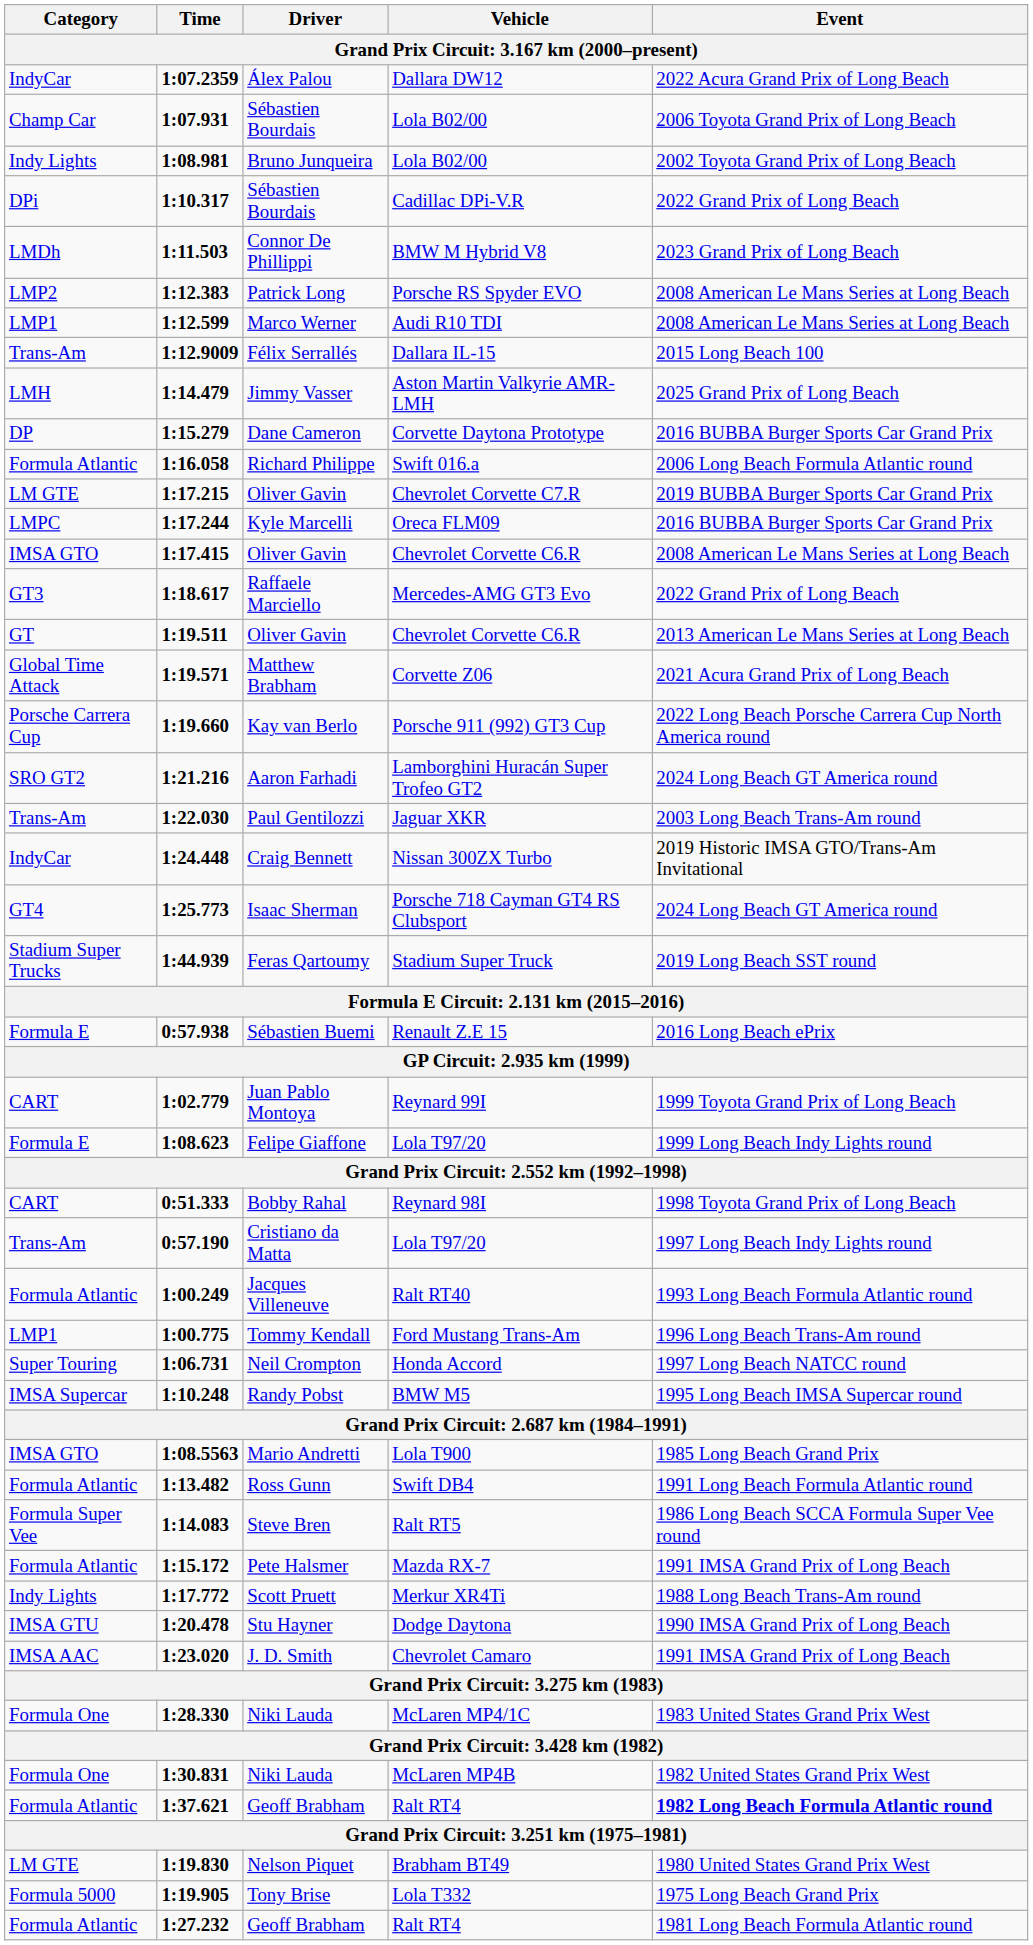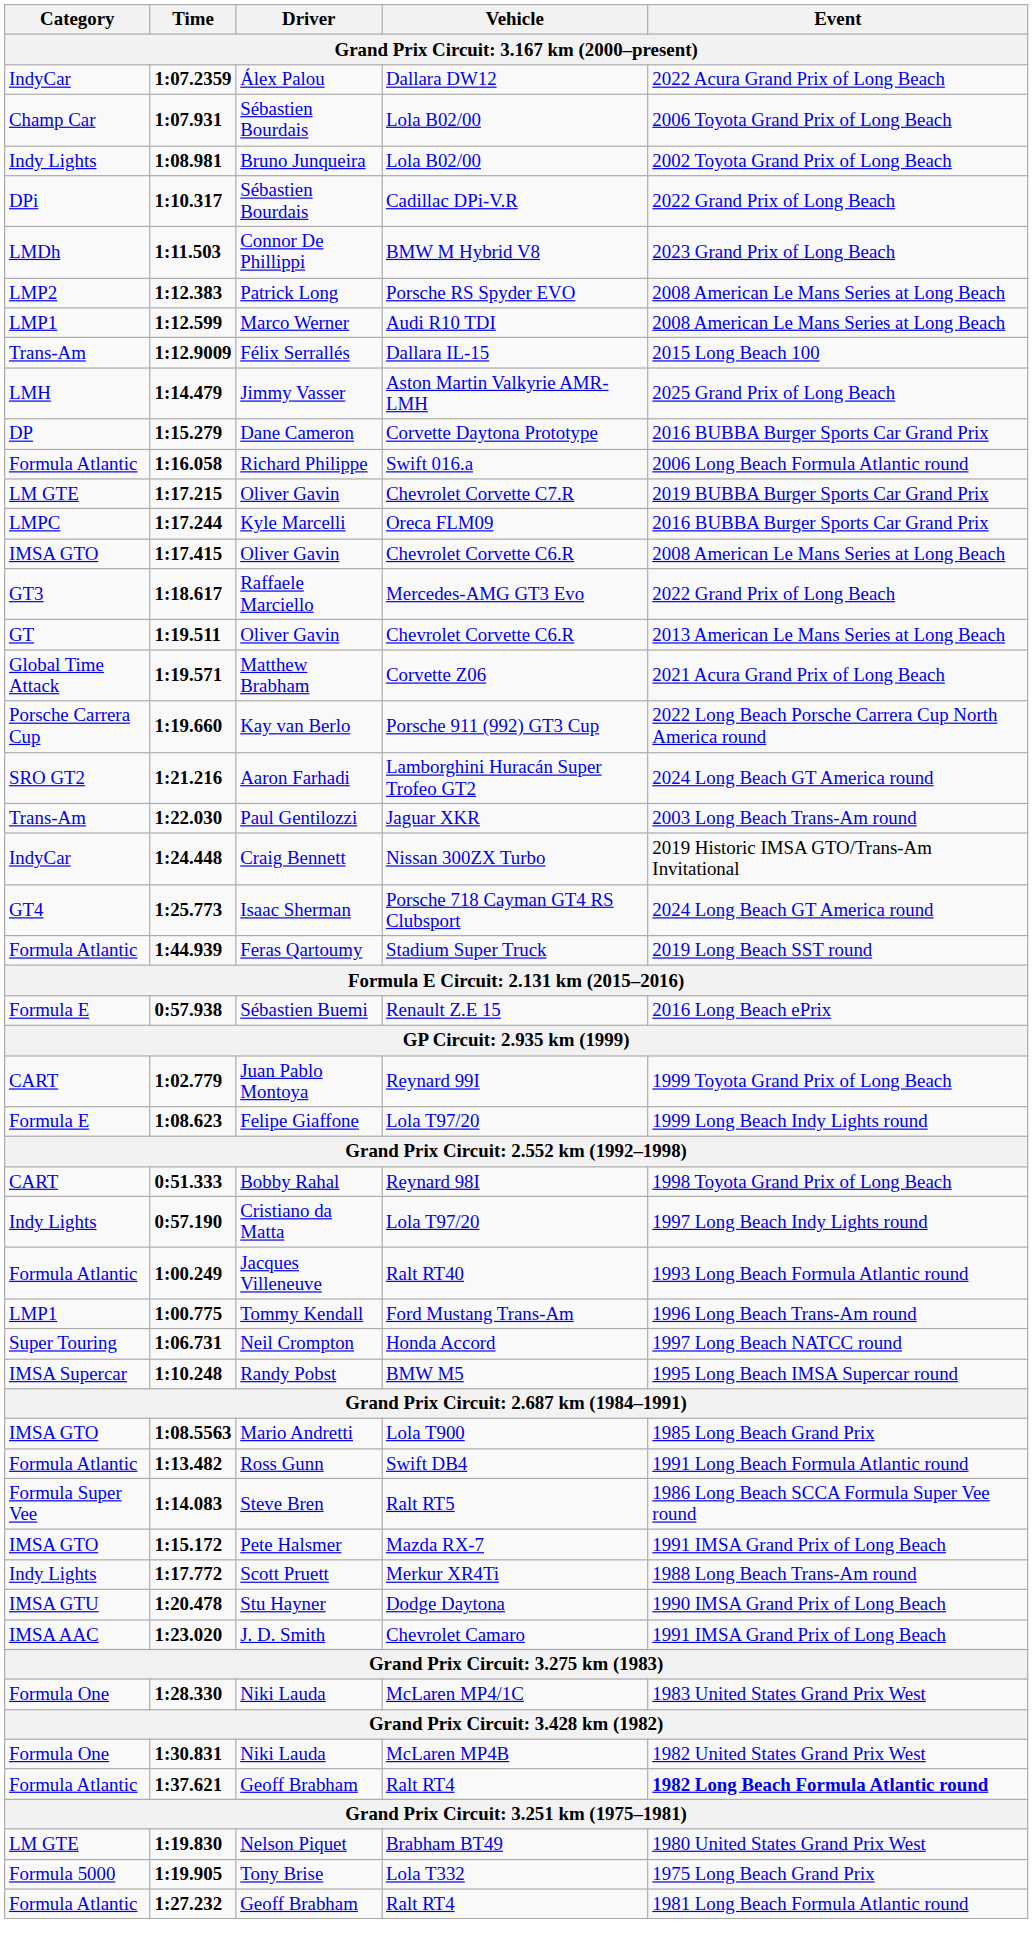(65, 961) Stadium Super Trucks -> (73, 950) Formula Atlantic
(47, 1243) Trans-Am -> (53, 1221) Indy Lights
(73, 1565) Formula Atlantic -> (54, 1544) IMSA GTO
